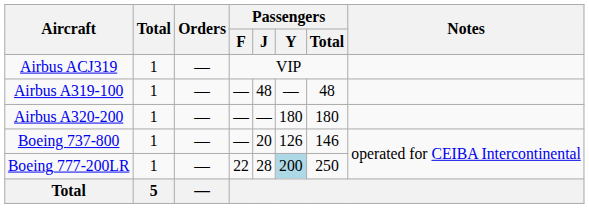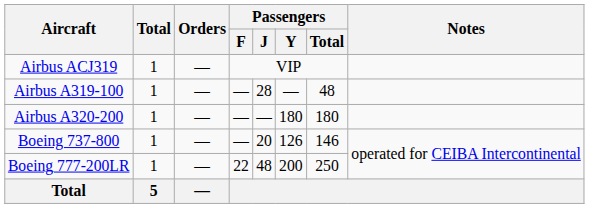(264, 91) 48 -> (264, 91) 28
(264, 166) 28 -> (264, 166) 48
(291, 166) lightblue background -> (291, 166) no background
